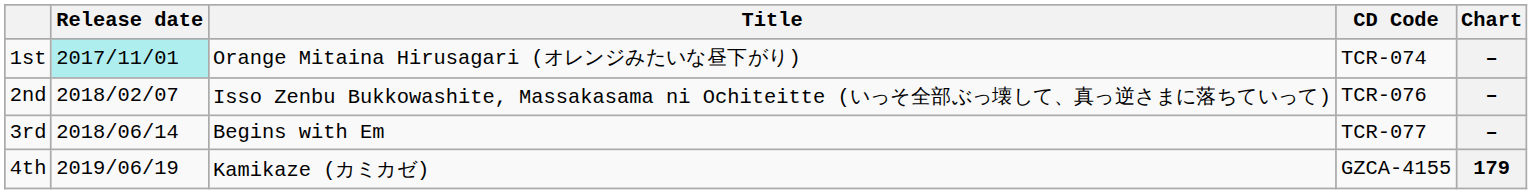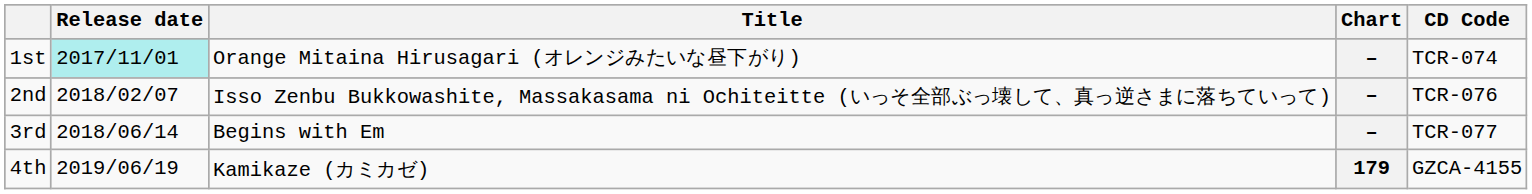columns swapped: (1396, 22) <-> (1492, 22)
